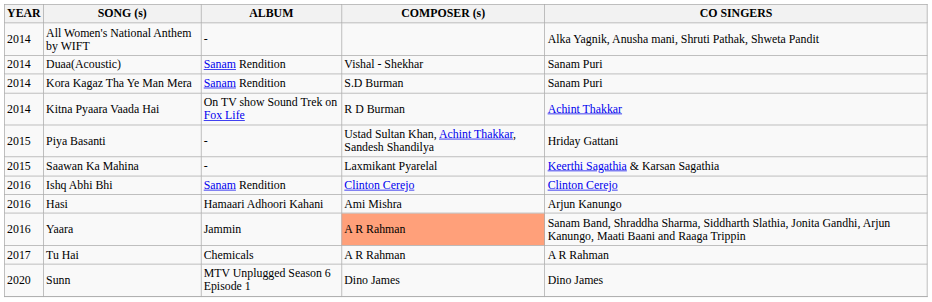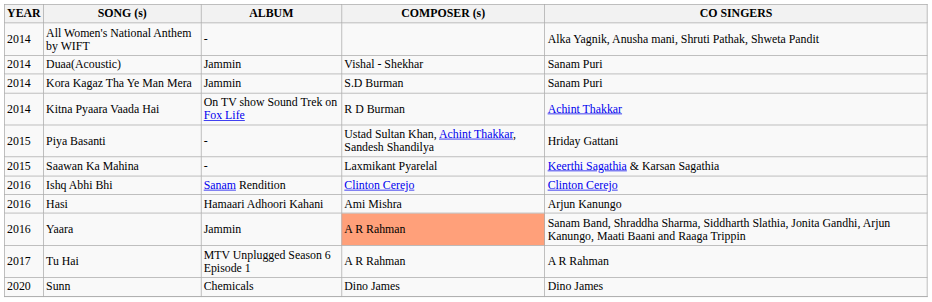(245, 64) Sanam Rendition -> (222, 64) Jammin
(245, 83) Sanam Rendition -> (222, 83) Jammin
(229, 254) Chemicals -> (267, 261) MTV Unplugged Season 6 Episode 1
(267, 280) MTV Unplugged Season 6 Episode 1 -> (229, 287) Chemicals
